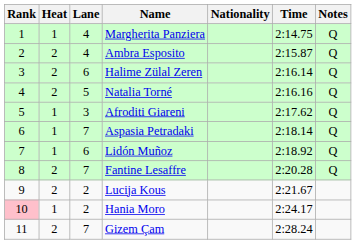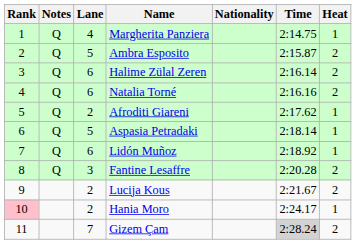columns swapped: (54, 14) <-> (333, 14)
(86, 53) 4 -> (90, 53) 5
(86, 92) 5 -> (90, 92) 6
(86, 111) 3 -> (90, 111) 2
(86, 131) 7 -> (90, 131) 5
(86, 170) 7 -> (90, 170) 3
(294, 229) no background -> (298, 229) lightgrey background
